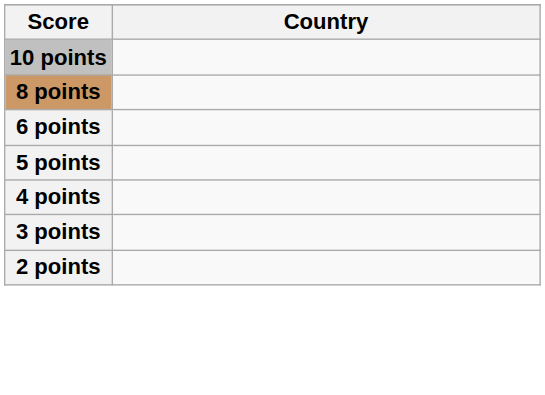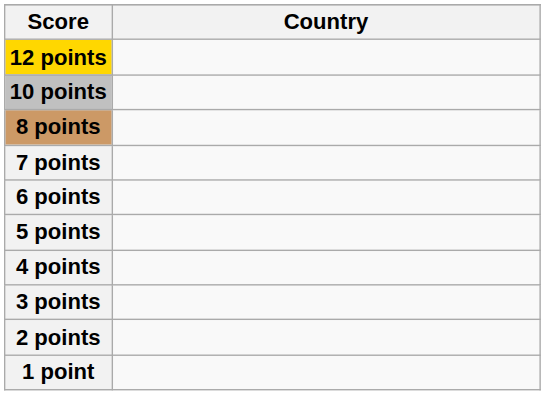+ row: (58, 57)
+ row: (58, 162)
+ row: (58, 372)
